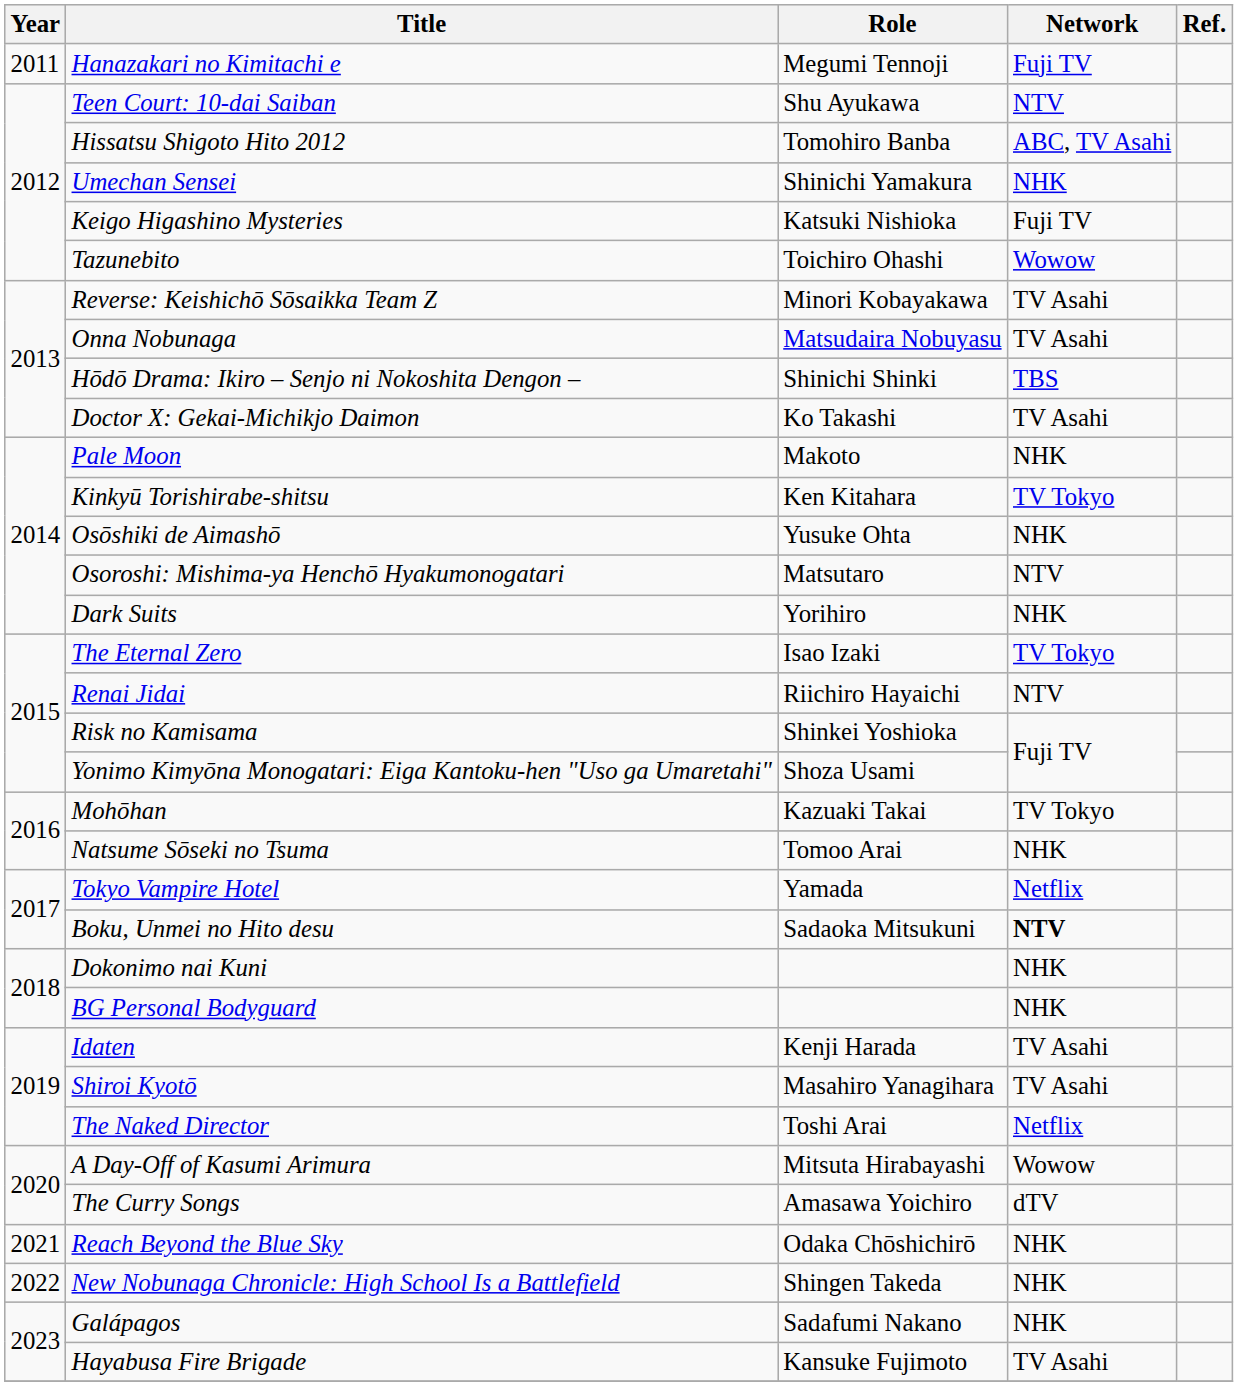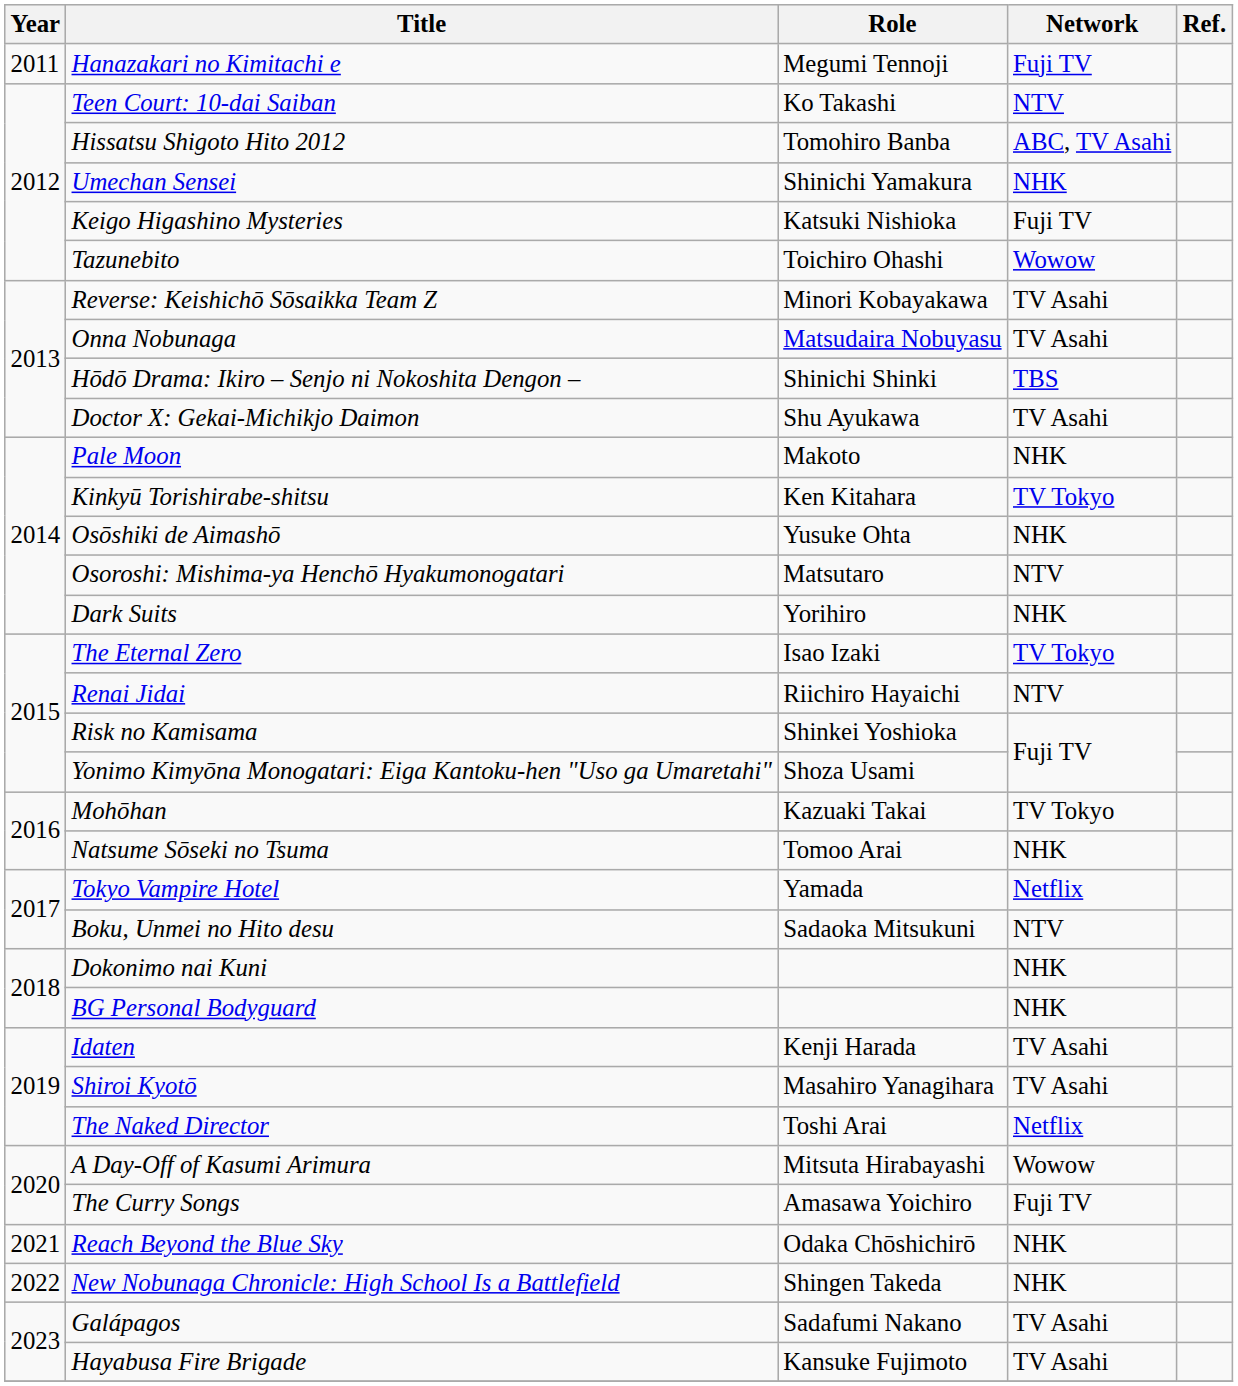(851, 102) Shu Ayukawa -> (840, 102) Ko Takashi
(840, 417) Ko Takashi -> (851, 417) Shu Ayukawa
(1039, 928) bold -> (1038, 928) normal
(1036, 1204) dTV -> (1052, 1204) Fuji TV
(1040, 1322) NHK -> (1061, 1322) TV Asahi
